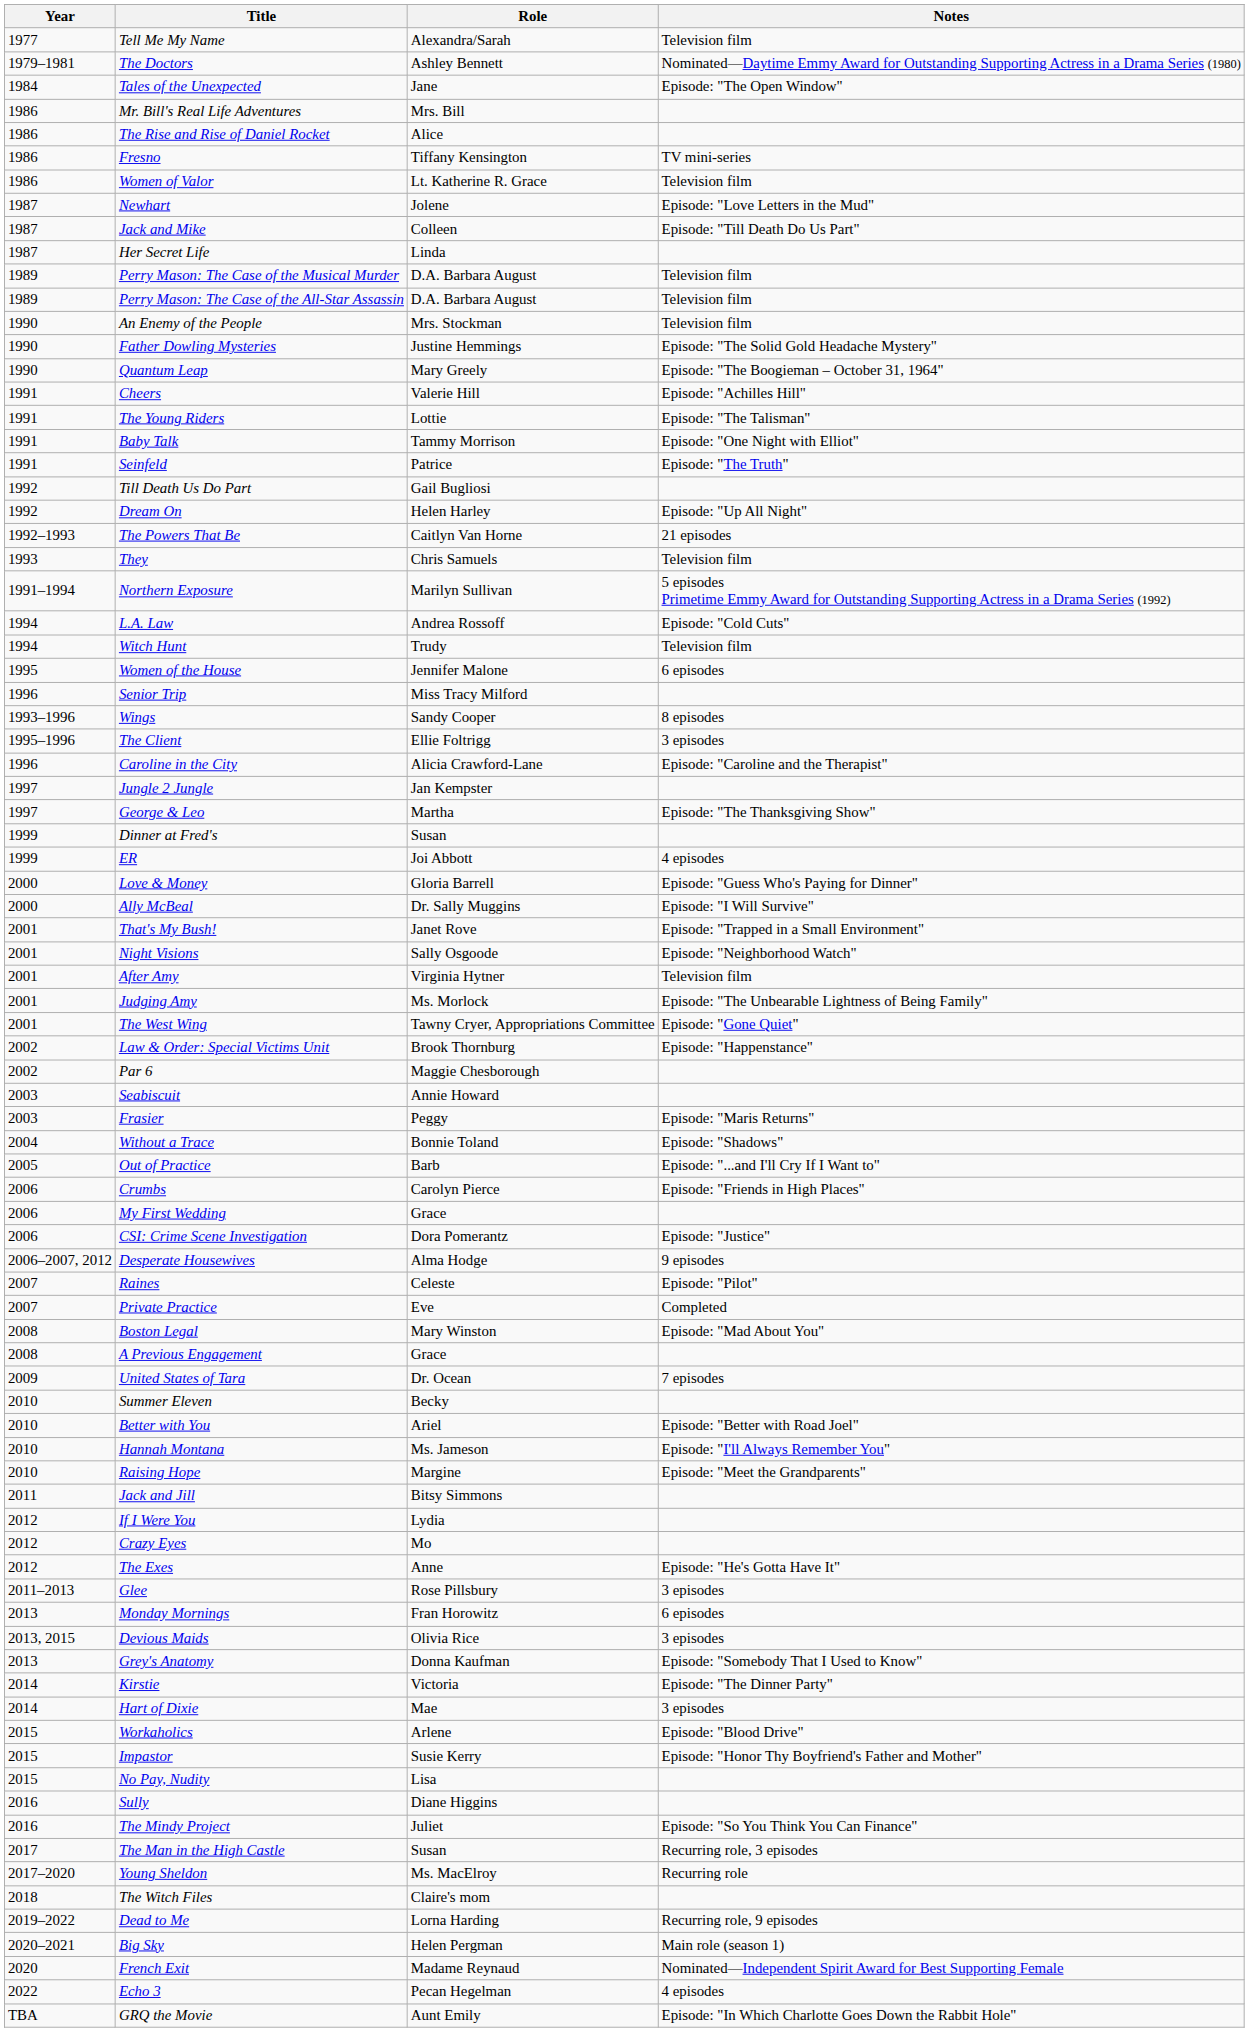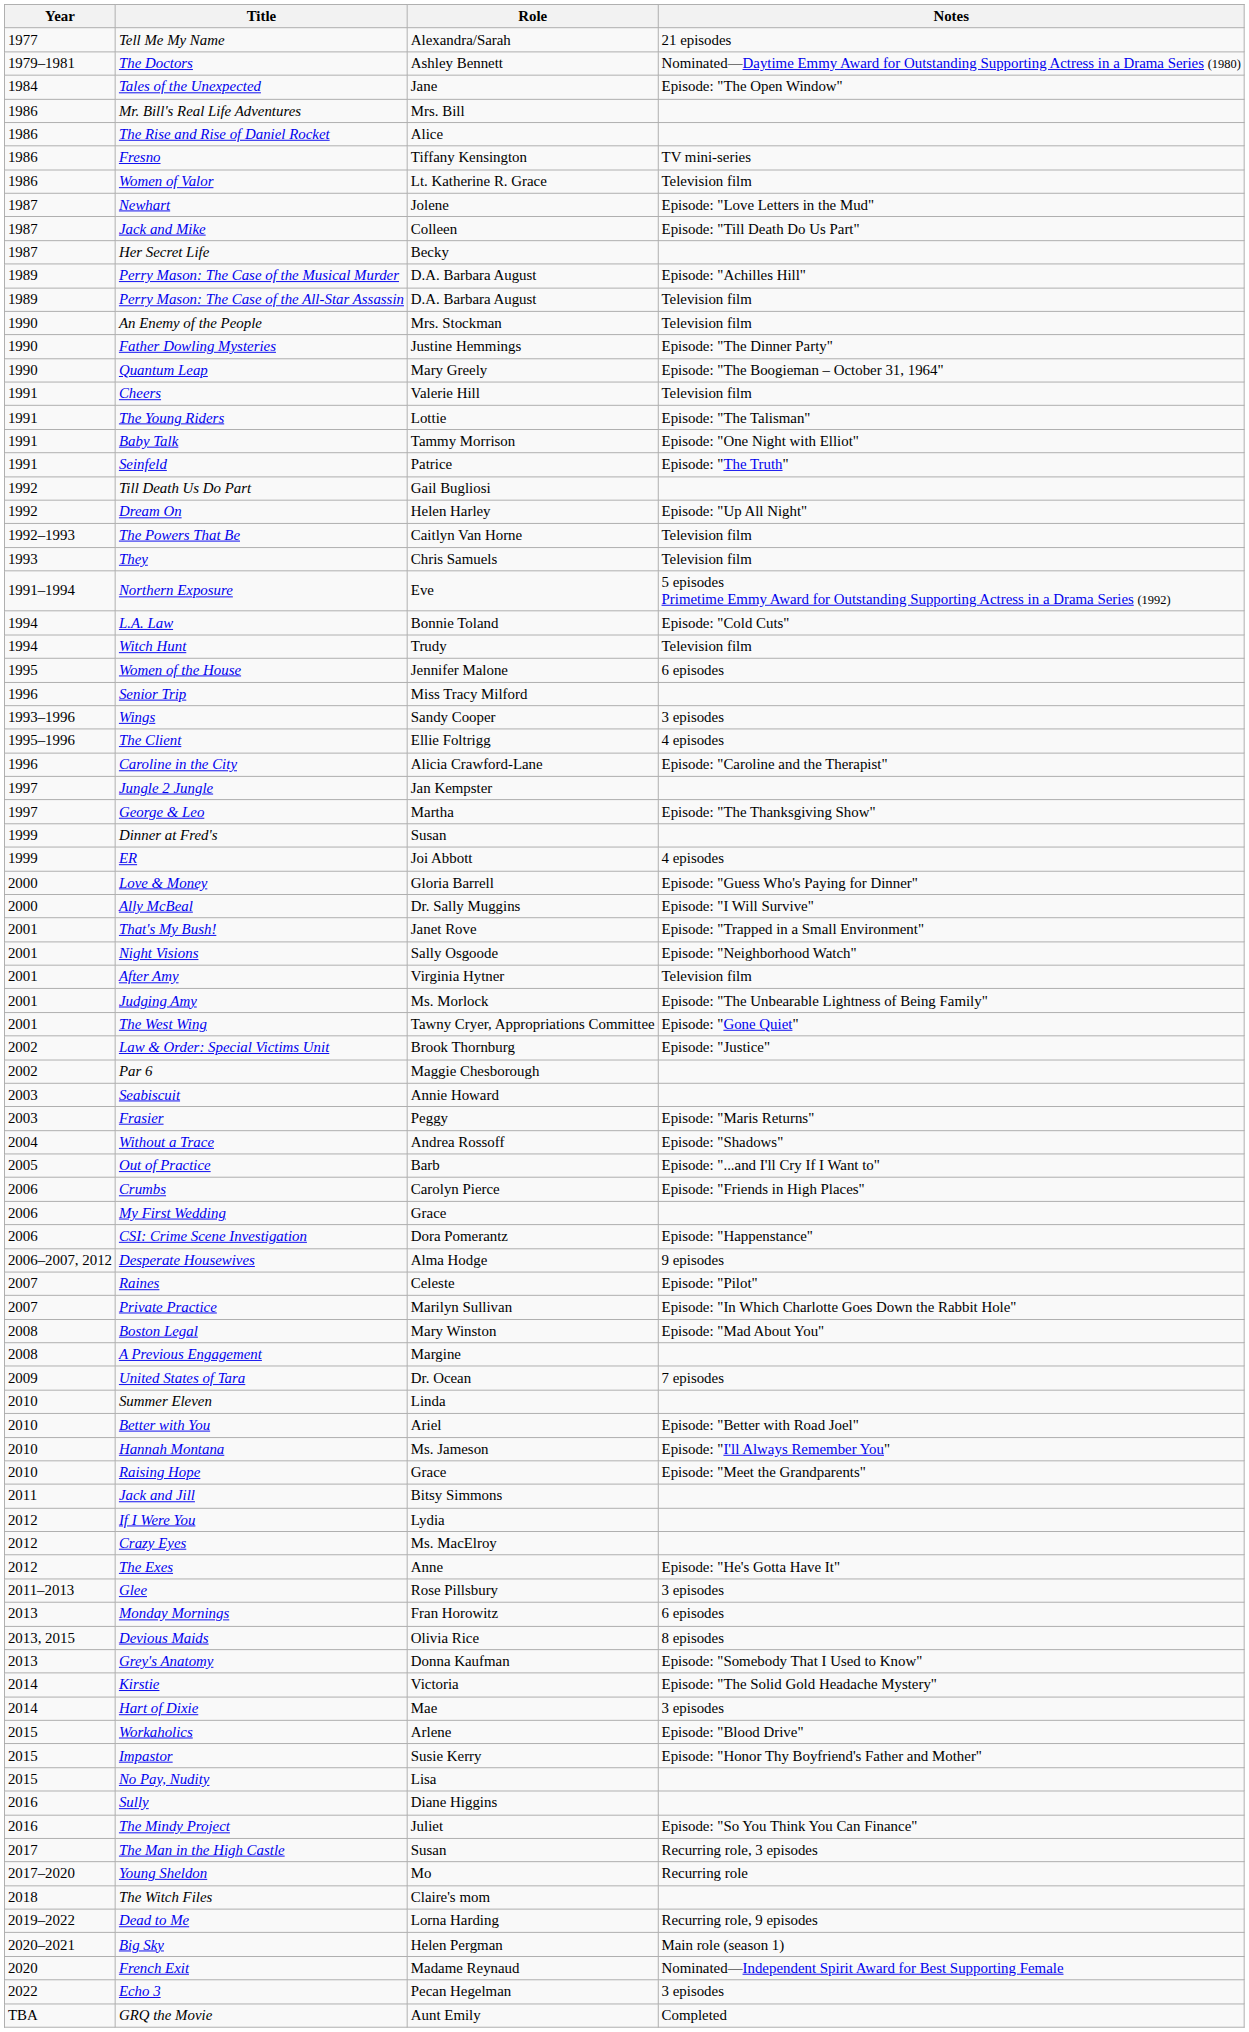(707, 39) Television film -> (696, 39) 21 episodes
(428, 252) Linda -> (430, 252) Becky
(707, 275) Television film -> (734, 275) Episode: "Achilles Hill"
(799, 346) Episode: "The Solid Gold Headache Mystery" -> (747, 346) Episode: "The Dinner Party"
(734, 393) Episode: "Achilles Hill" -> (707, 393) Television film
(696, 535) 21 episodes -> (707, 535) Television film
(461, 591) Marilyn Sullivan -> (422, 591) Eve
(458, 623) Andrea Rossoff -> (455, 623) Bonnie Toland
(693, 717) 8 episodes -> (693, 717) 3 episodes
(693, 741) 3 episodes -> (693, 741) 4 episodes
(737, 1047) Episode: "Happenstance" -> (716, 1047) Episode: "Justice"
(455, 1142) Bonnie Toland -> (458, 1142) Andrea Rossoff
(716, 1236) Episode: "Justice" -> (737, 1236) Episode: "Happenstance"
(422, 1307) Eve -> (461, 1307) Marilyn Sullivan
(694, 1307) Completed -> (839, 1307) Episode: "In Which Charlotte Goes Down the Rabbit Hole"
(429, 1354) Grace -> (436, 1354) Margine
(430, 1401) Becky -> (428, 1401) Linda
(436, 1472) Margine -> (429, 1472) Grace
(421, 1543) Mo -> (454, 1543) Ms. MacElroy
(693, 1637) 3 episodes -> (693, 1637) 8 episodes
(747, 1684) Episode: "The Dinner Party" -> (799, 1684) Episode: "The Solid Gold Headache Mystery"
(454, 1873) Ms. MacElroy -> (421, 1873) Mo
(693, 1991) 4 episodes -> (693, 1991) 3 episodes
(839, 2015) Episode: "In Which Charlotte Goes Down the Rabbit Hole" -> (694, 2015) Completed
